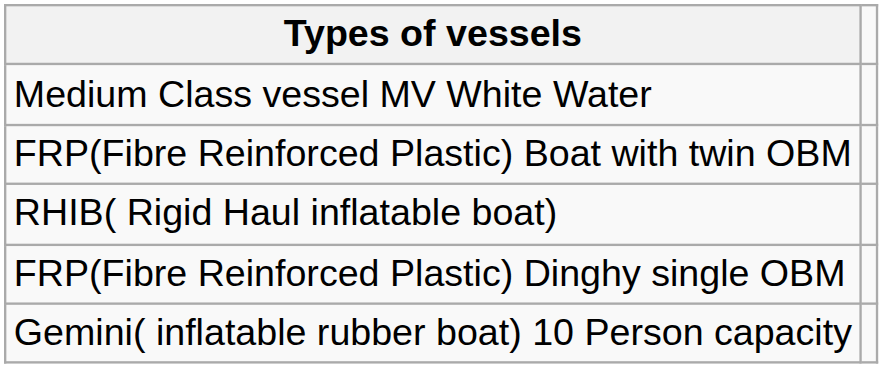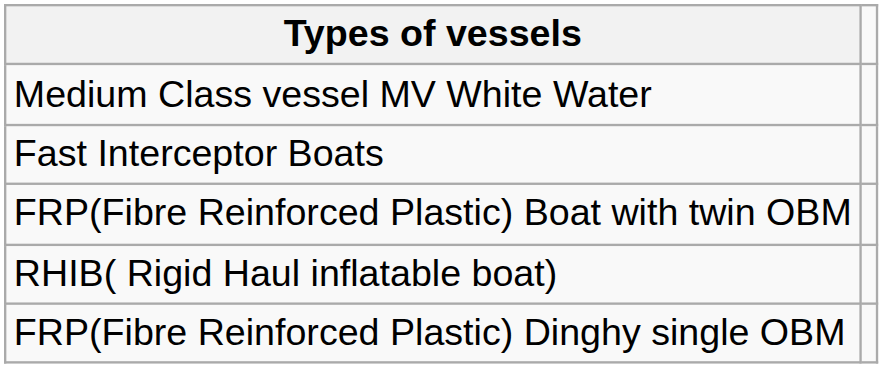+ row: (199, 153)
- row: (433, 332)
